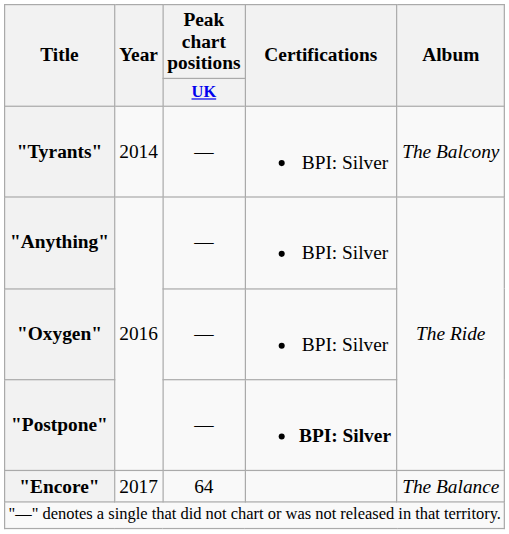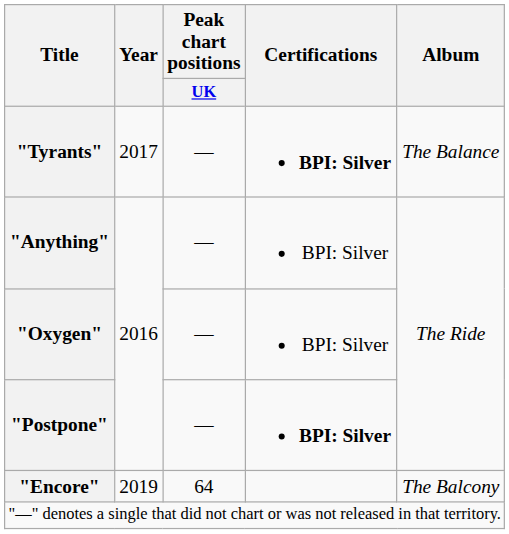(139, 151) 2014 -> (139, 151) 2017
(321, 163) normal -> (321, 163) bold
(451, 151) The Balcony -> (451, 151) The Balance
(139, 486) 2017 -> (139, 486) 2019
(451, 486) The Balance -> (451, 486) The Balcony
